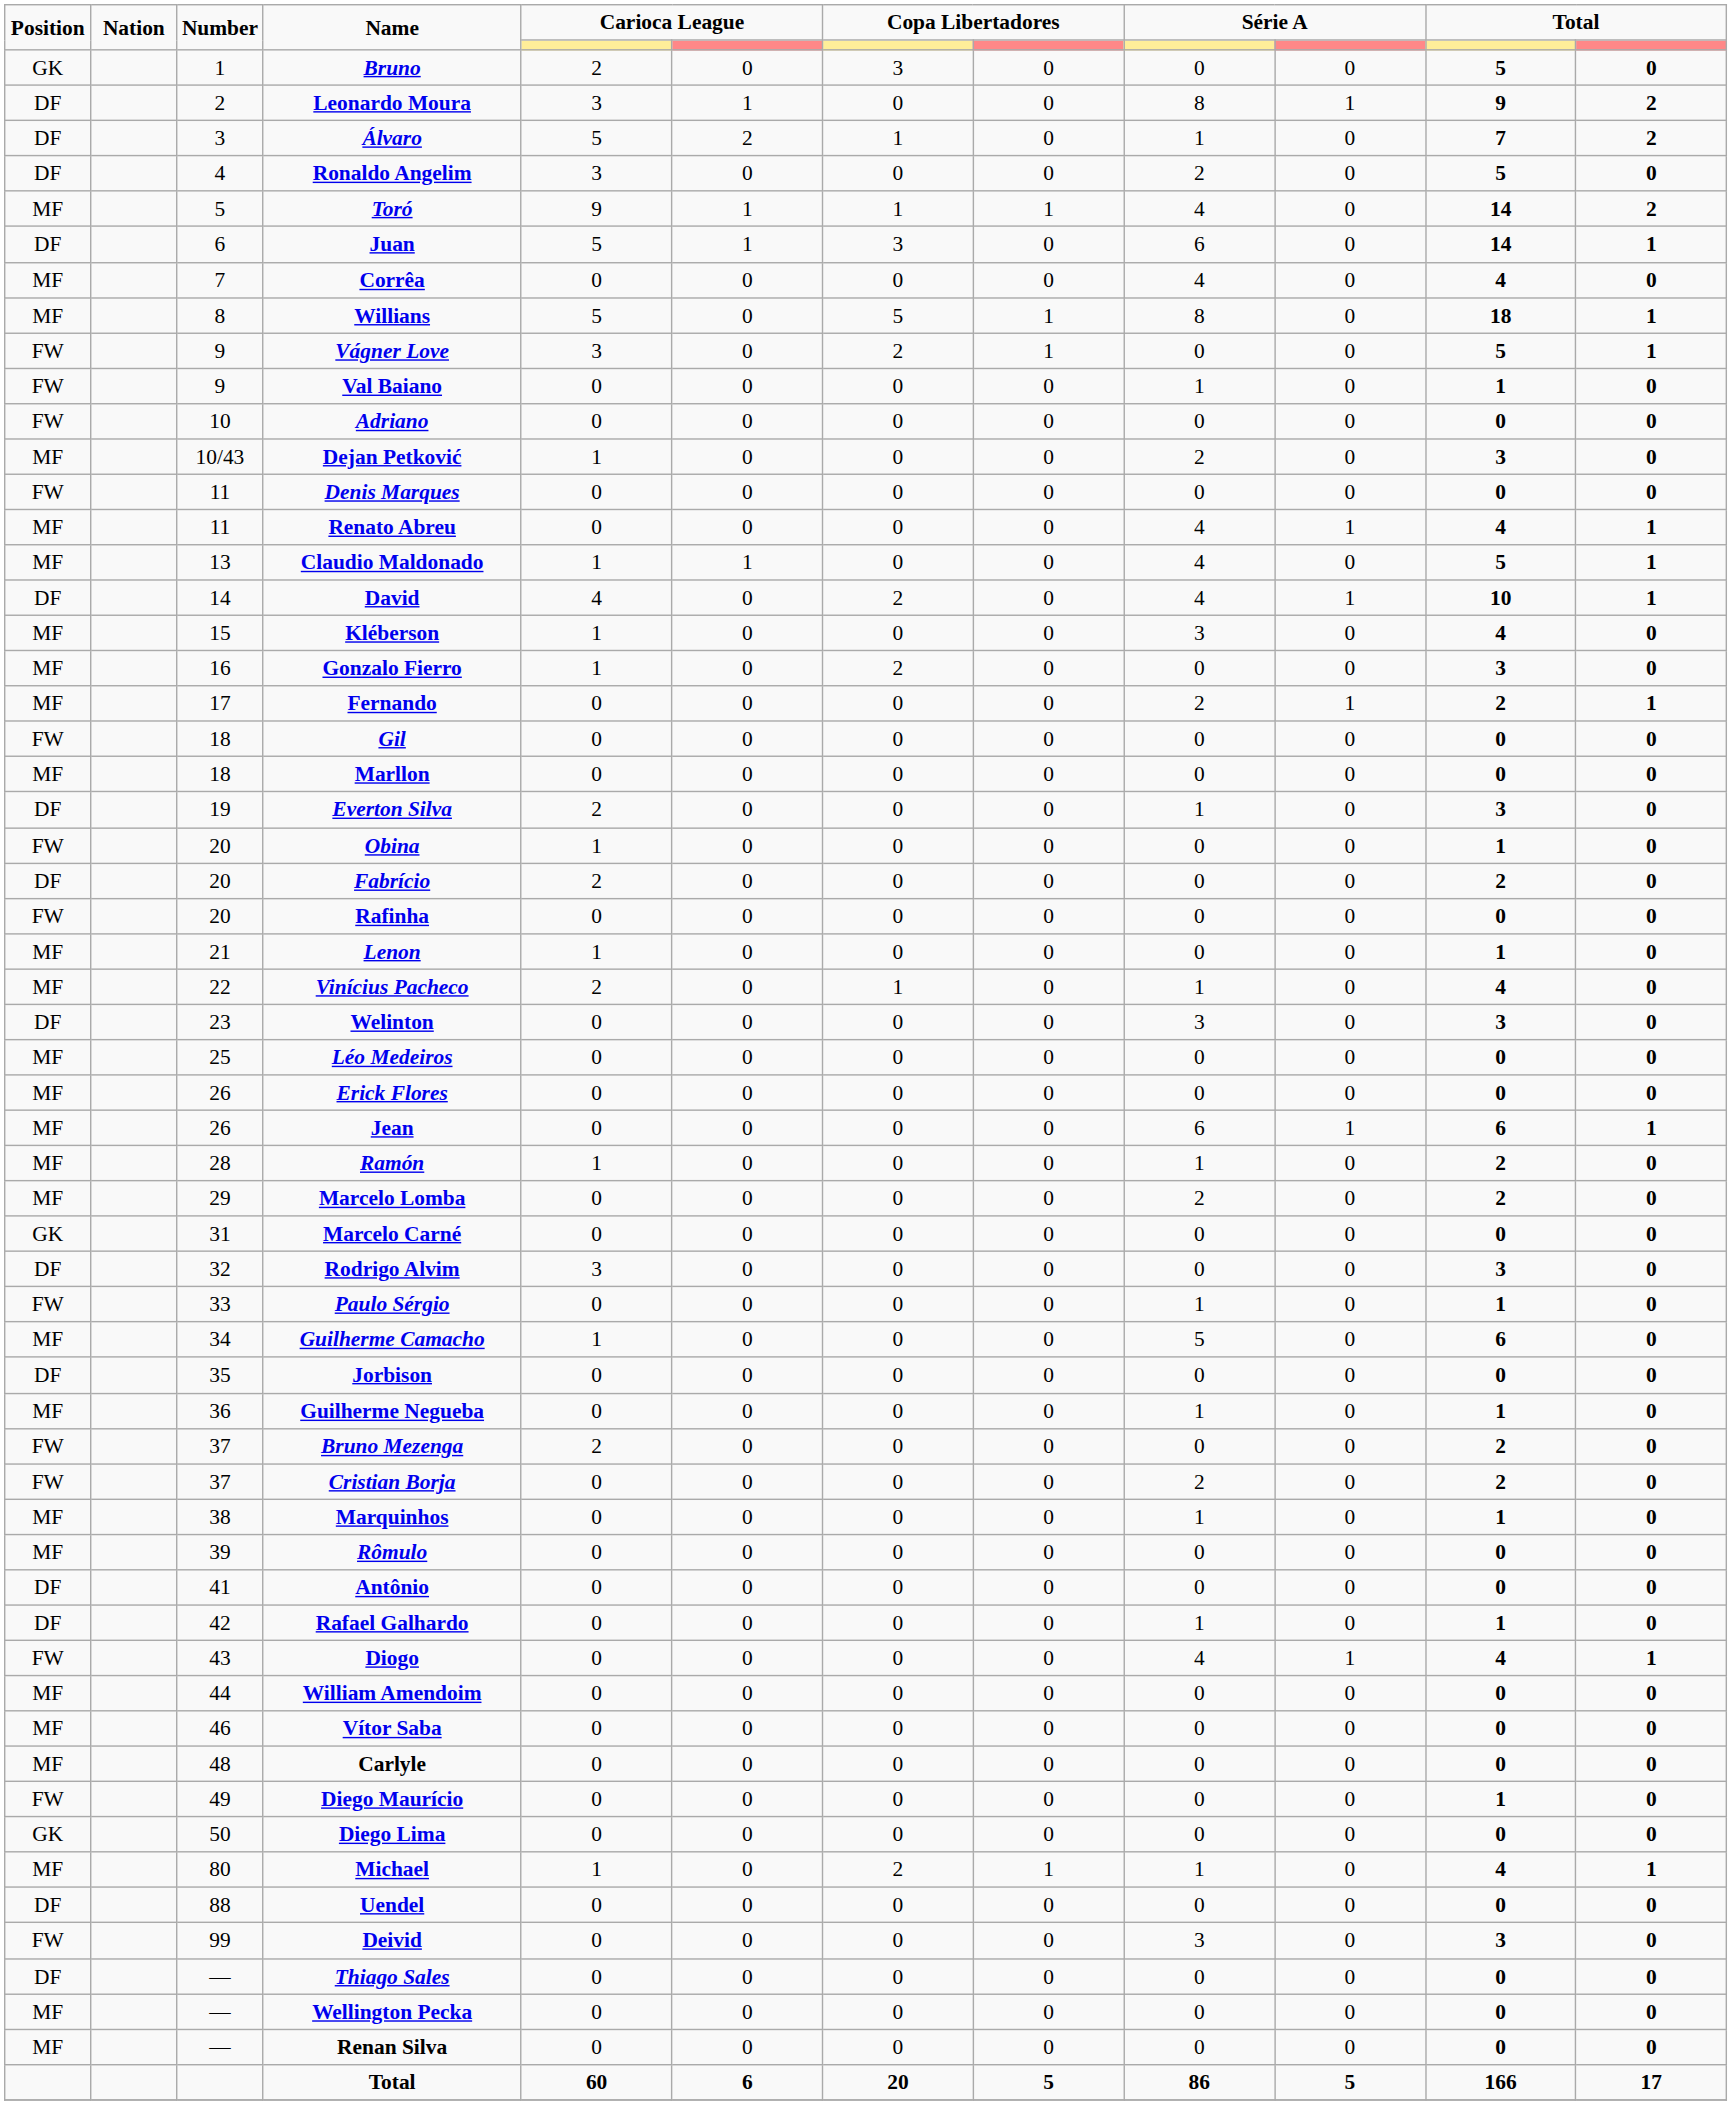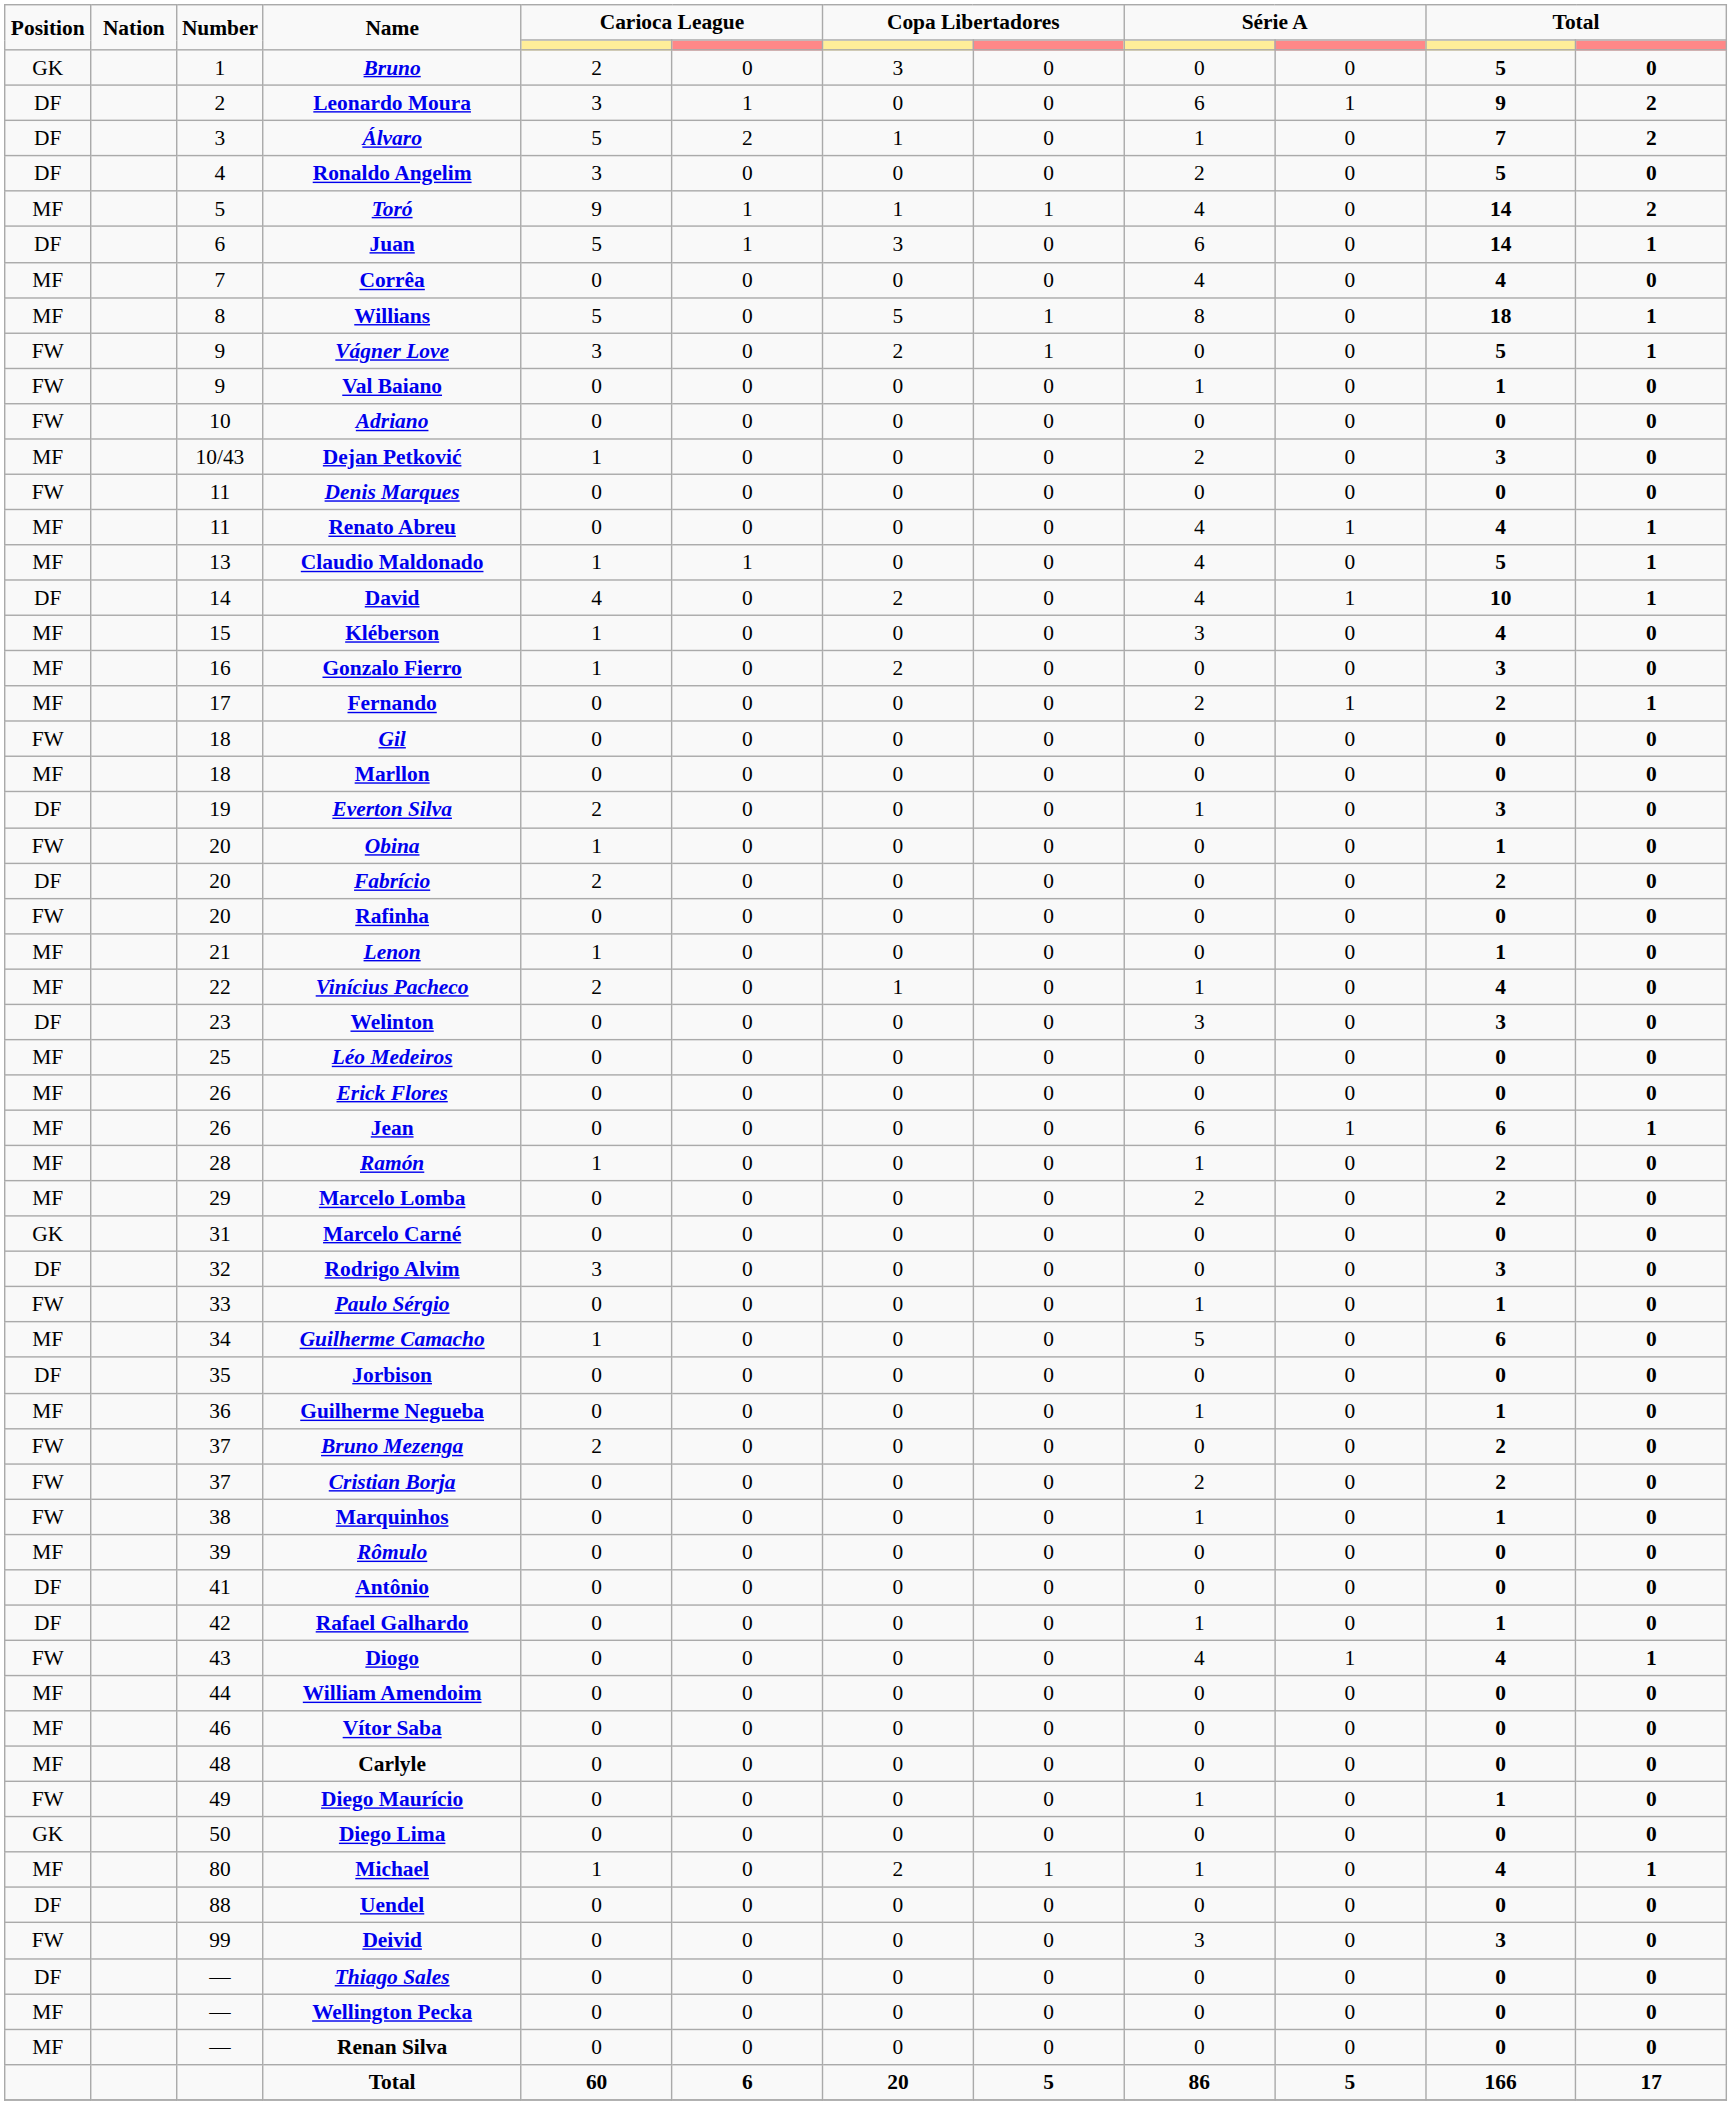(1199, 102) 8 -> (1199, 102) 6
(48, 1516) MF -> (48, 1516) FW
(1199, 1799) 0 -> (1199, 1799) 1
